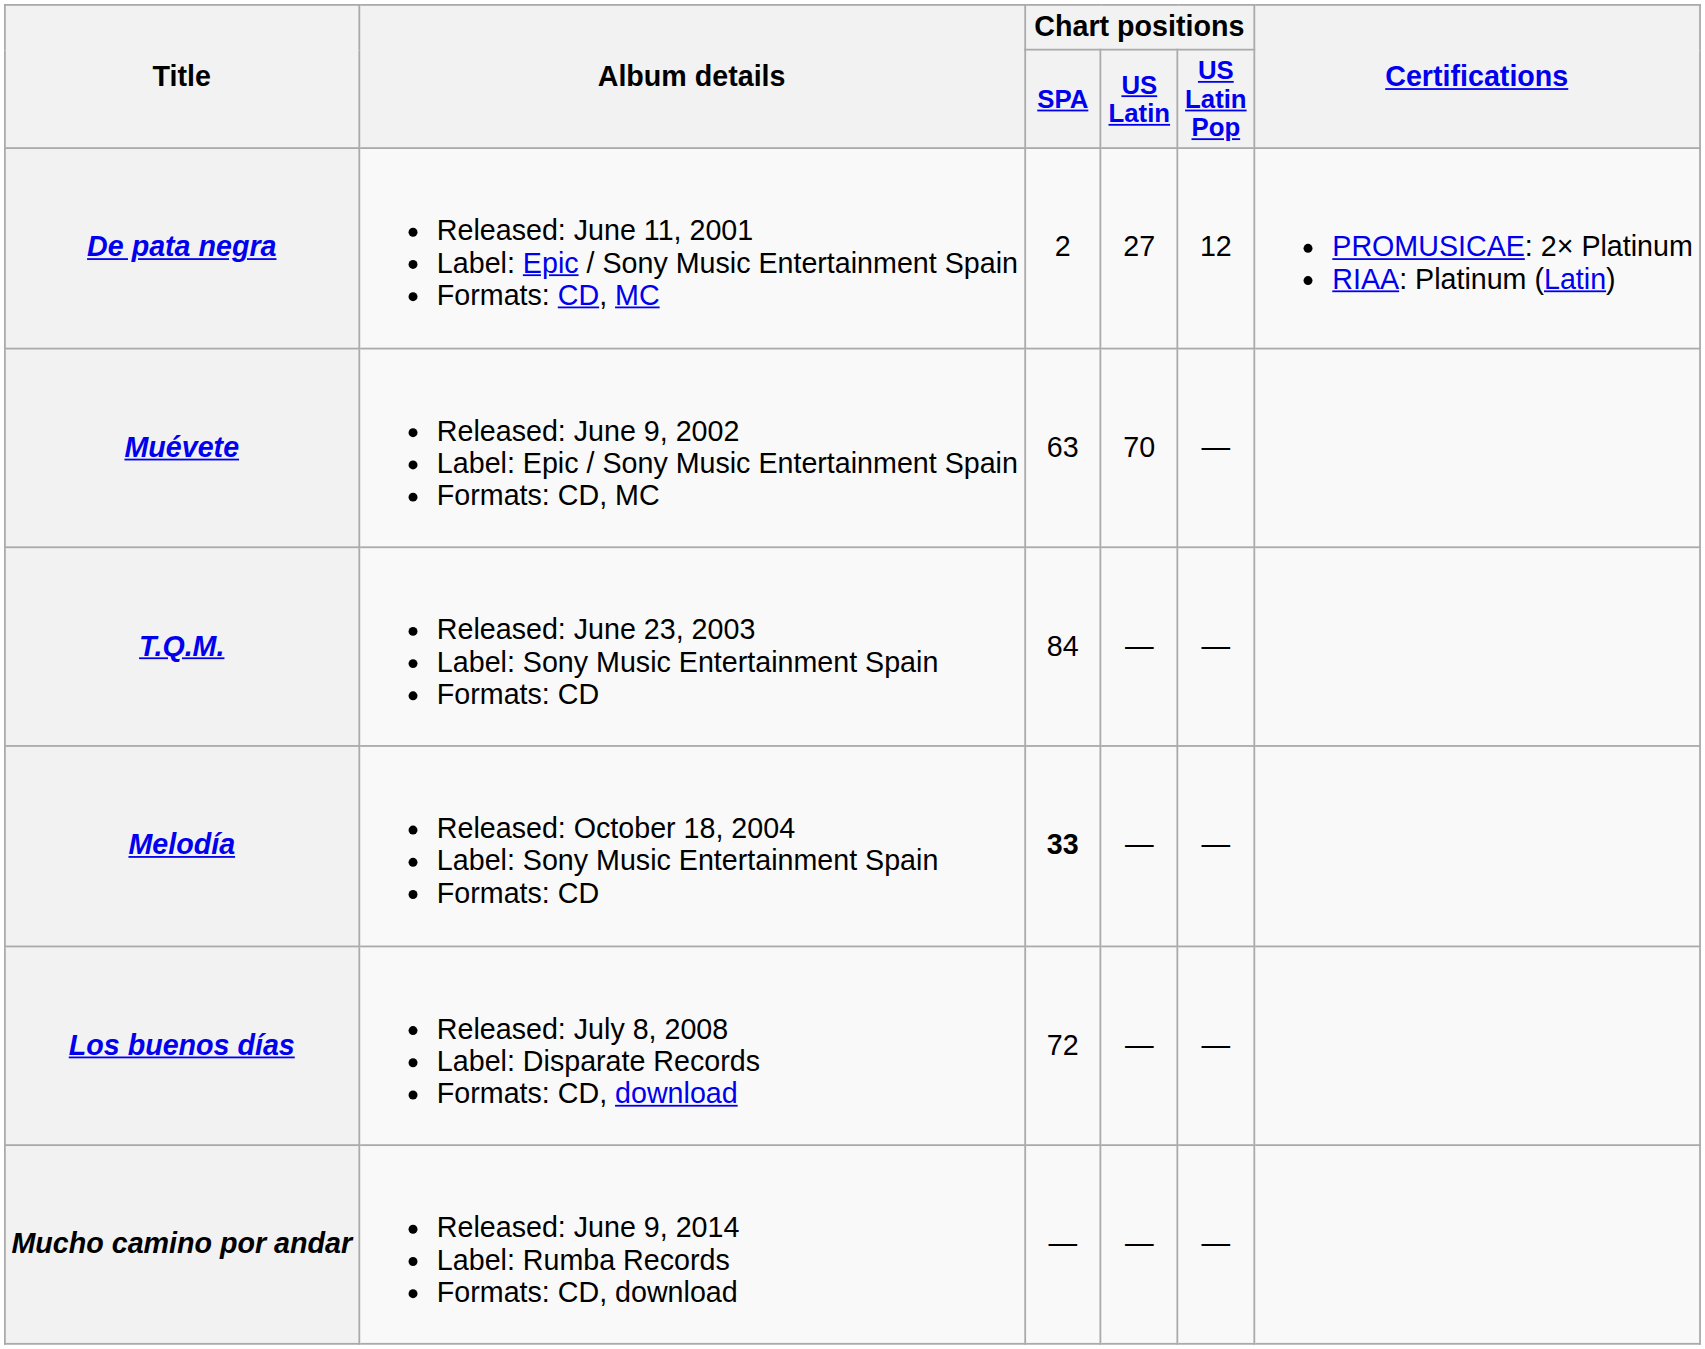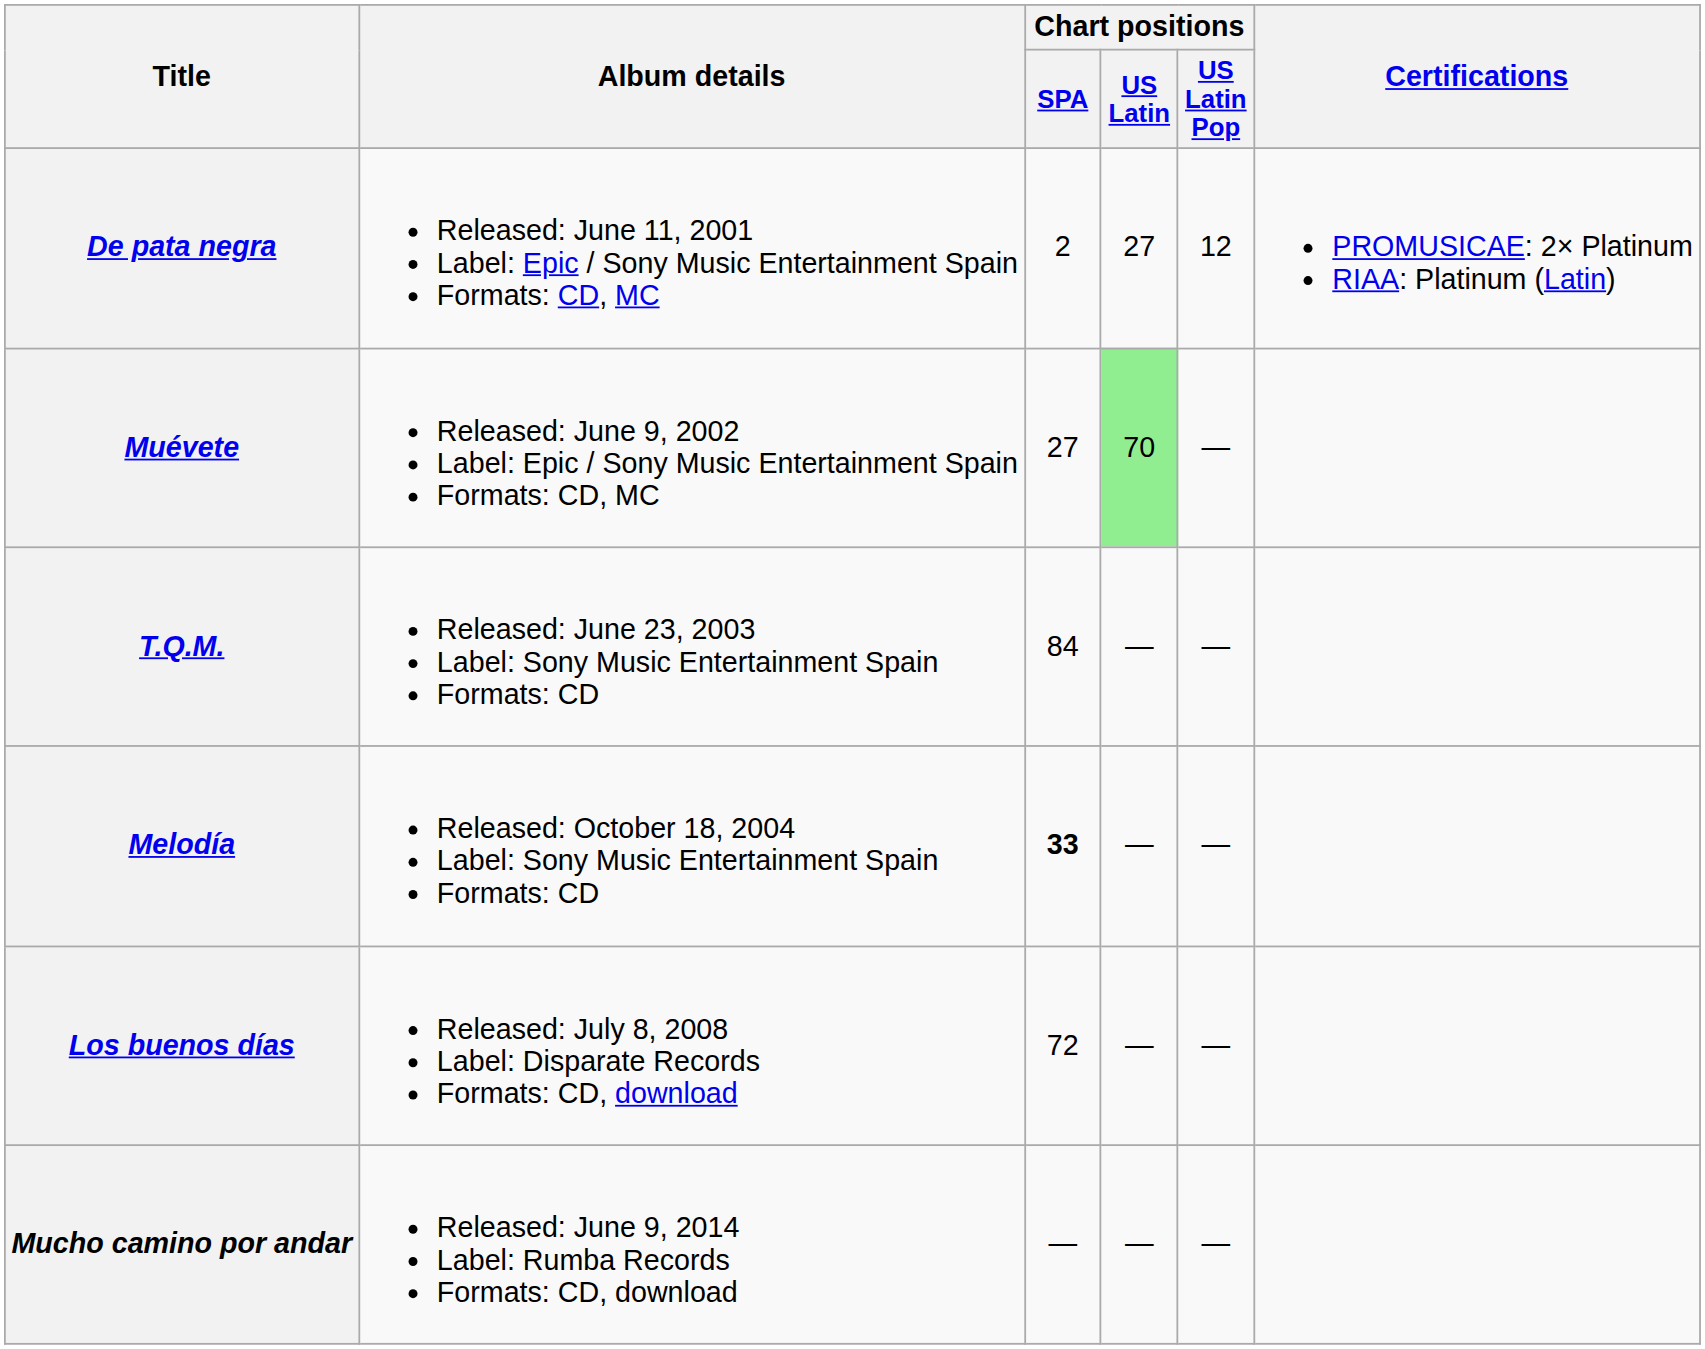(1063, 446) 63 -> (1063, 446) 27
(1139, 446) no background -> (1139, 446) lightgreen background
